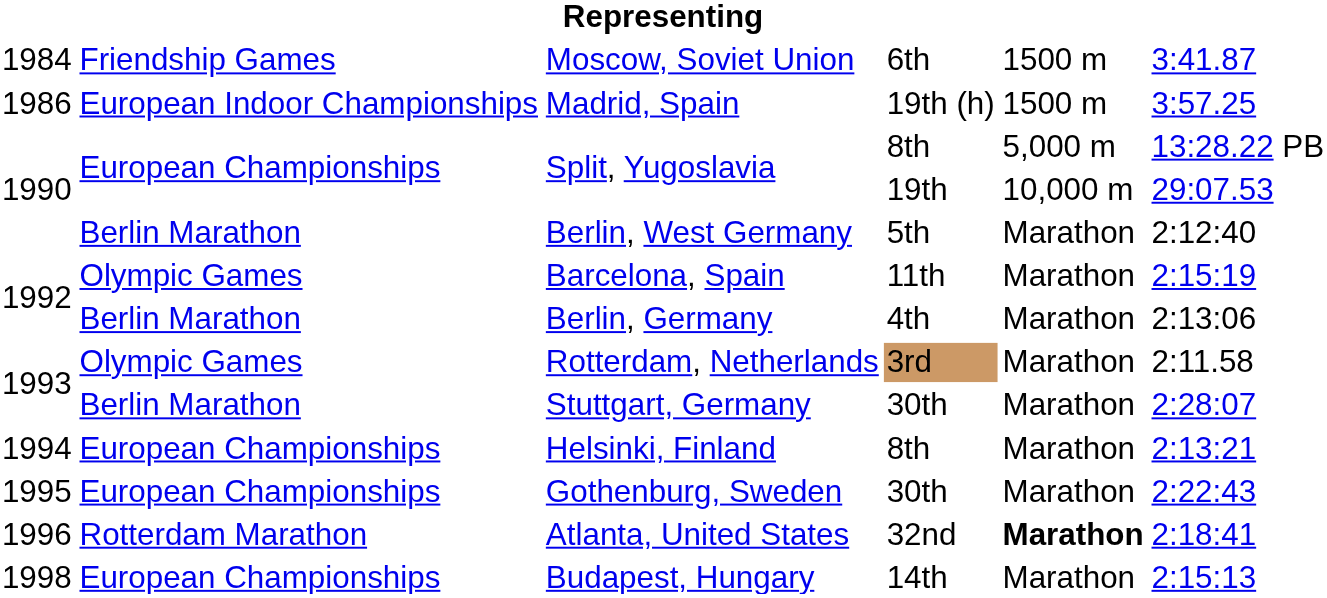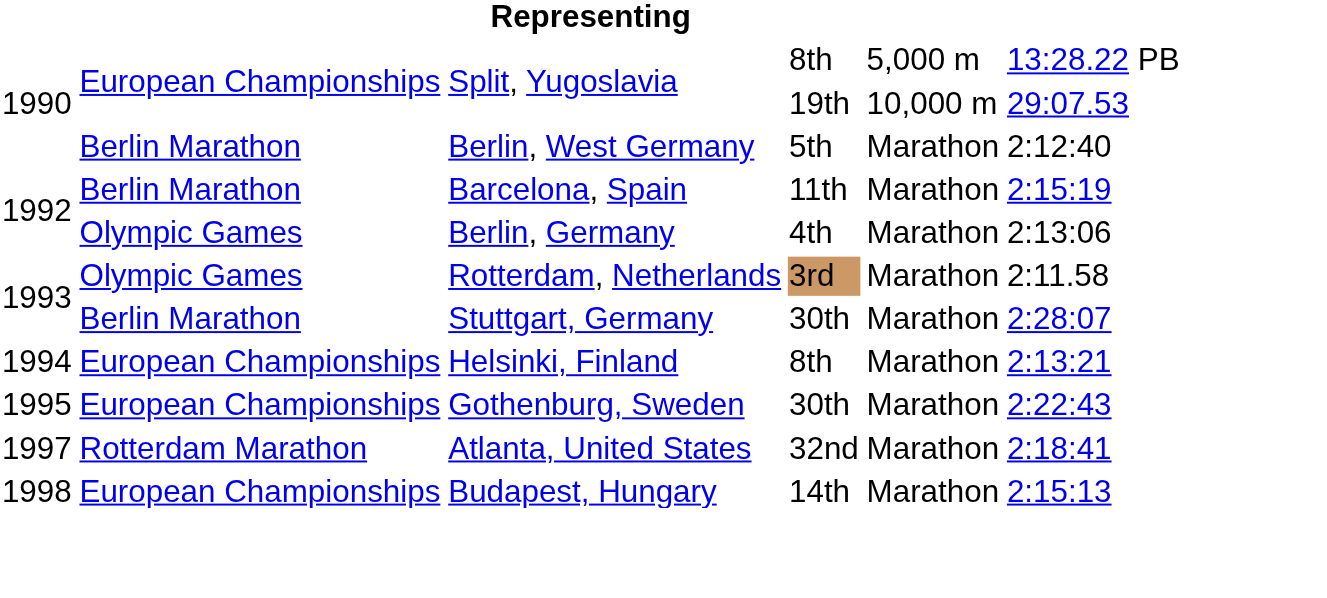- row: (700, 60)
- row: (643, 103)
(191, 275) Olympic Games -> (190, 189) Berlin Marathon
(190, 318) Berlin Marathon -> (191, 232) Olympic Games
(37, 534) 1996 -> (37, 448) 1997
(1073, 534) bold -> (933, 448) normal
